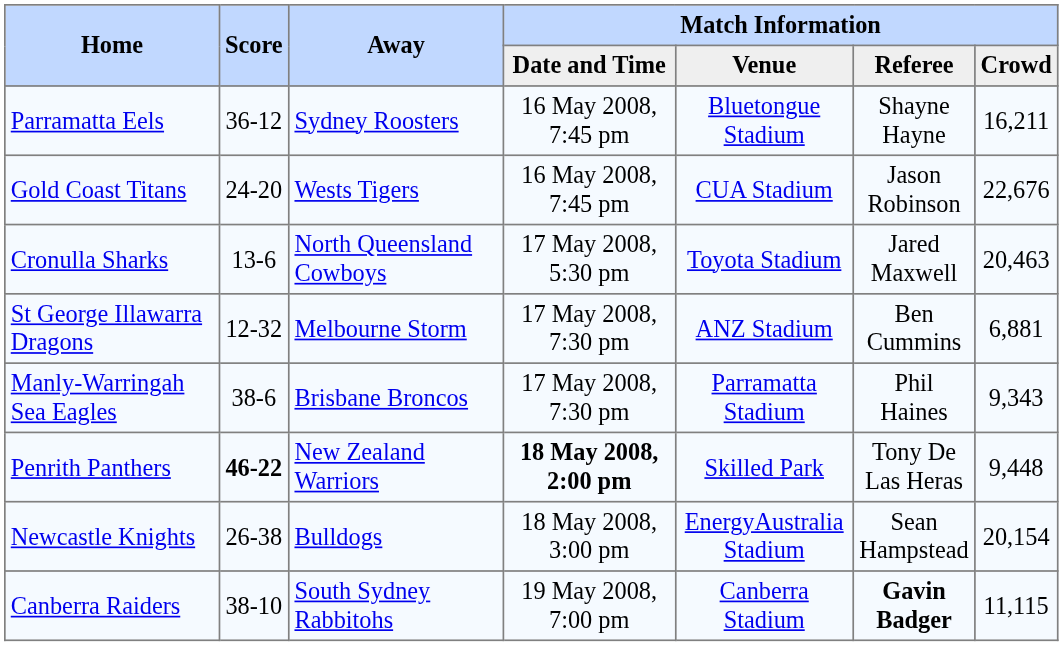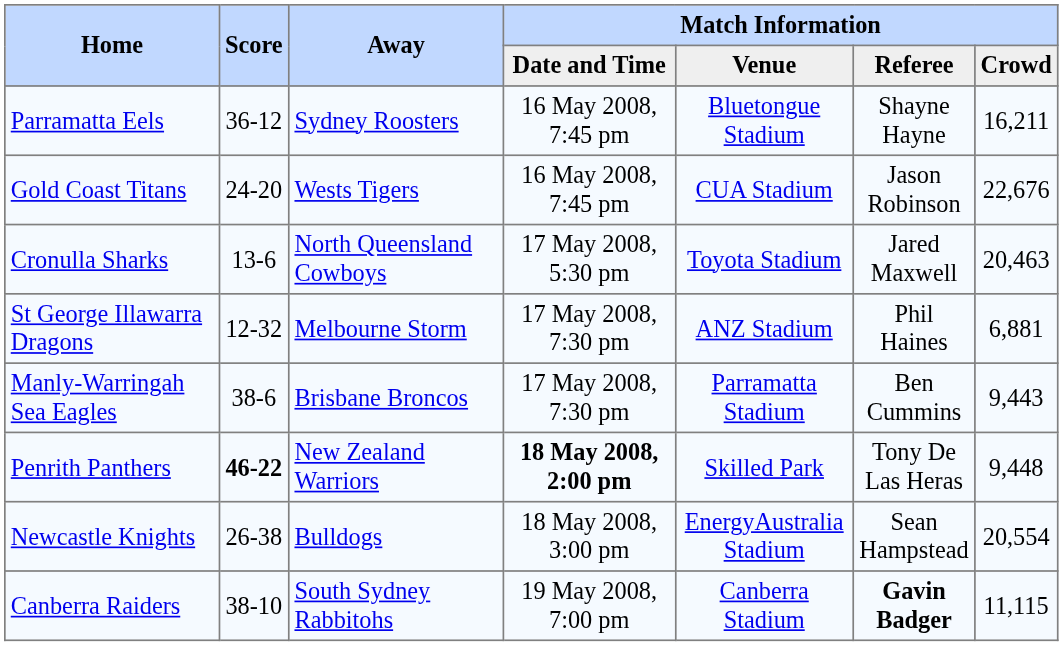(914, 328) Ben Cummins -> (914, 328) Phil Haines
(914, 397) Phil Haines -> (914, 397) Ben Cummins
(1016, 397) 9,343 -> (1016, 397) 9,443
(1016, 536) 20,154 -> (1016, 536) 20,554
